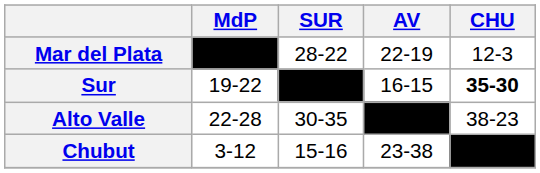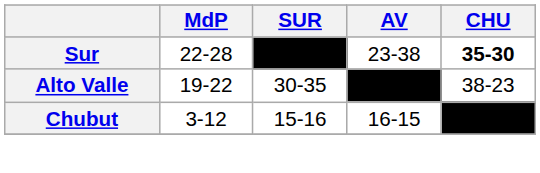- row: (99, 53)
(235, 86) 19-22 -> (206, 53) 22-28
(407, 86) 16-15 -> (394, 53) 23-38
(235, 118) 22-28 -> (206, 86) 19-22
(407, 151) 23-38 -> (394, 118) 16-15
